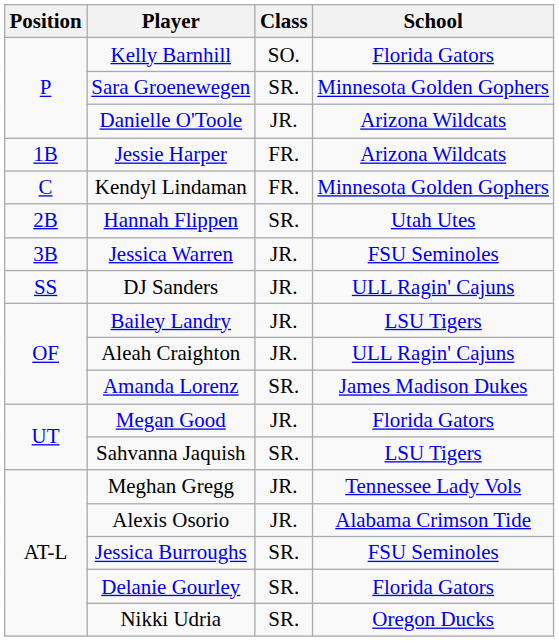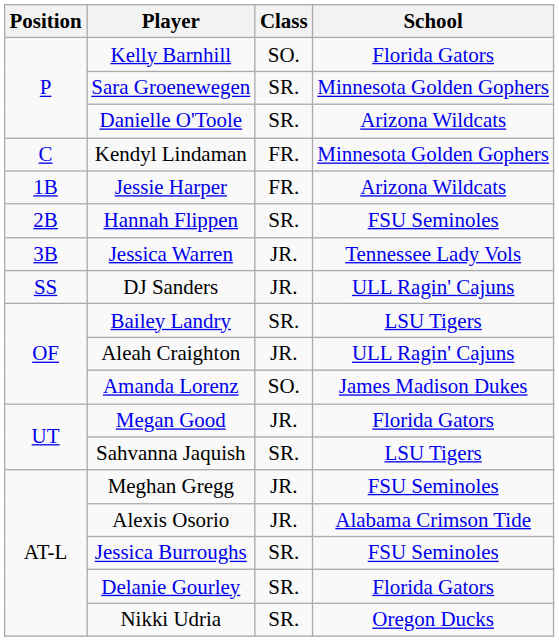(284, 120) JR. -> (284, 120) SR.
rows swapped: (171, 187) <-> (171, 154)
(433, 220) Utah Utes -> (433, 220) FSU Seminoles
(433, 253) FSU Seminoles -> (433, 253) Tennessee Lady Vols
(284, 320) JR. -> (284, 320) SR.
(284, 386) SR. -> (284, 386) SO.
(433, 486) Tennessee Lady Vols -> (433, 486) FSU Seminoles
